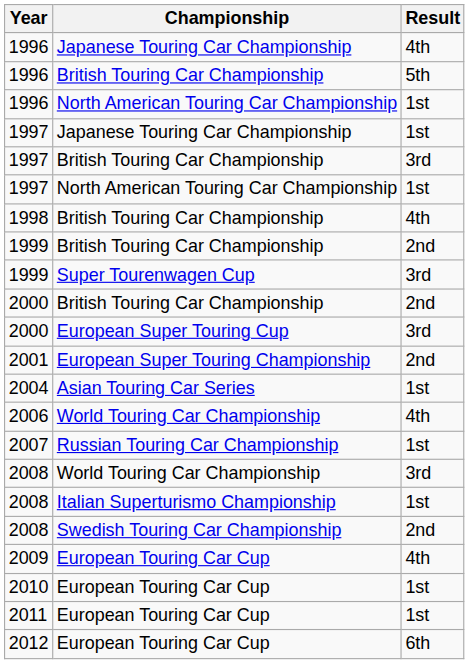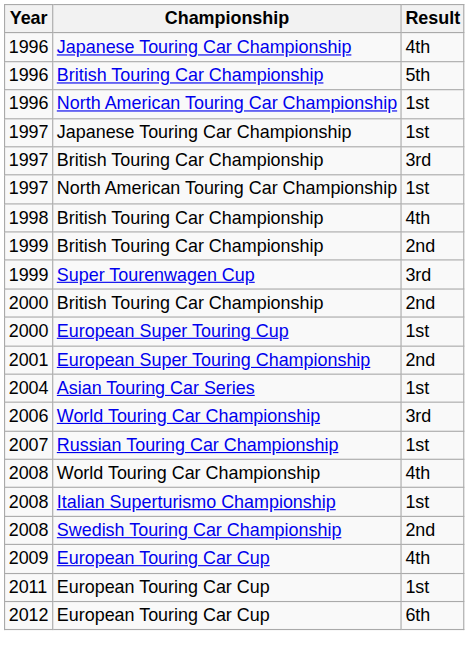(418, 331) 3rd -> (417, 331) 1st
(418, 416) 4th -> (418, 416) 3rd
(418, 473) 3rd -> (418, 473) 4th
- row: (29, 587)
